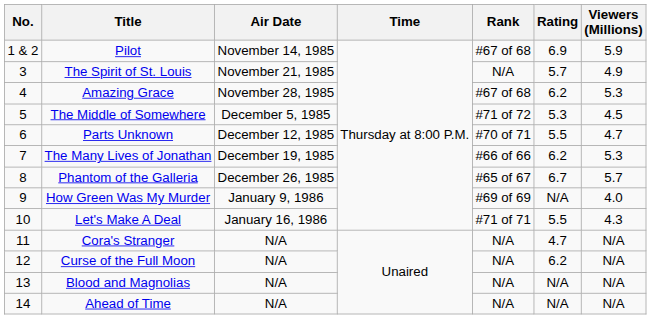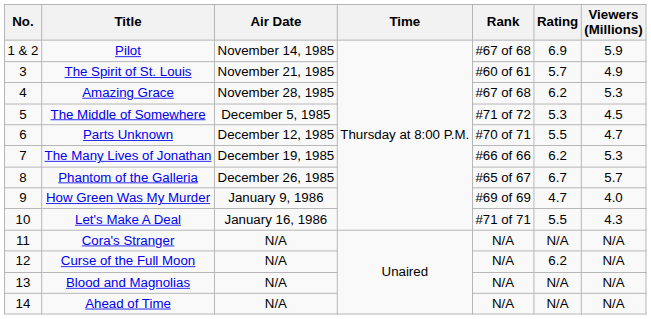(503, 72) N/A -> (503, 72) #60 of 61
(558, 198) N/A -> (558, 198) 4.7
(558, 240) 4.7 -> (558, 240) N/A
